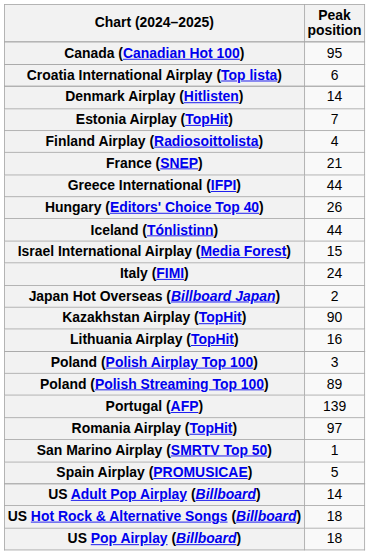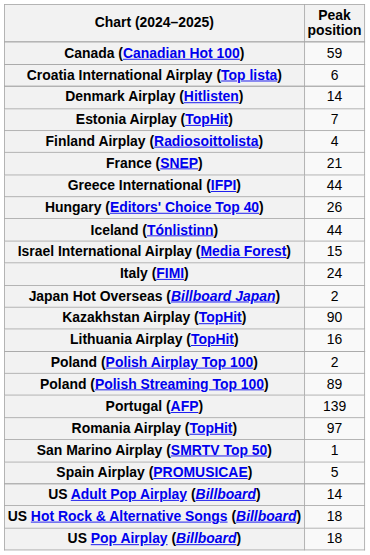(335, 53) 95 -> (335, 53) 59
(335, 362) 3 -> (335, 362) 2
